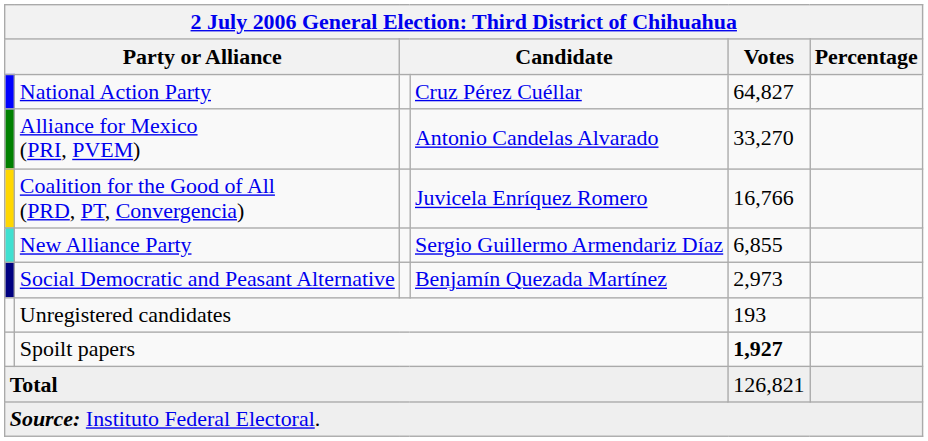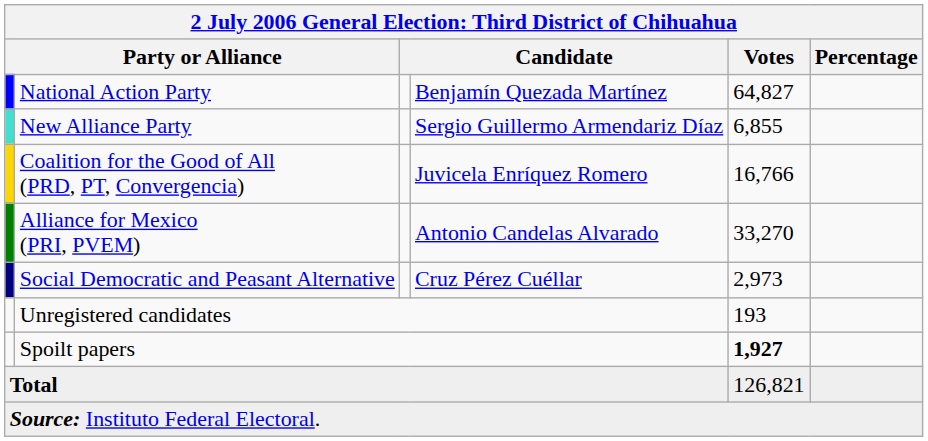(498, 91) Cruz Pérez Cuéllar -> (541, 91) Benjamín Quezada Martínez
rows swapped: (109, 138) <-> (106, 245)
(541, 279) Benjamín Quezada Martínez -> (498, 279) Cruz Pérez Cuéllar
